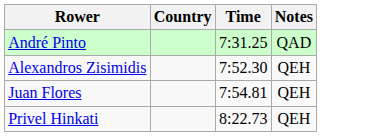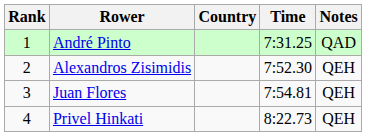+ column: (27, 17)
